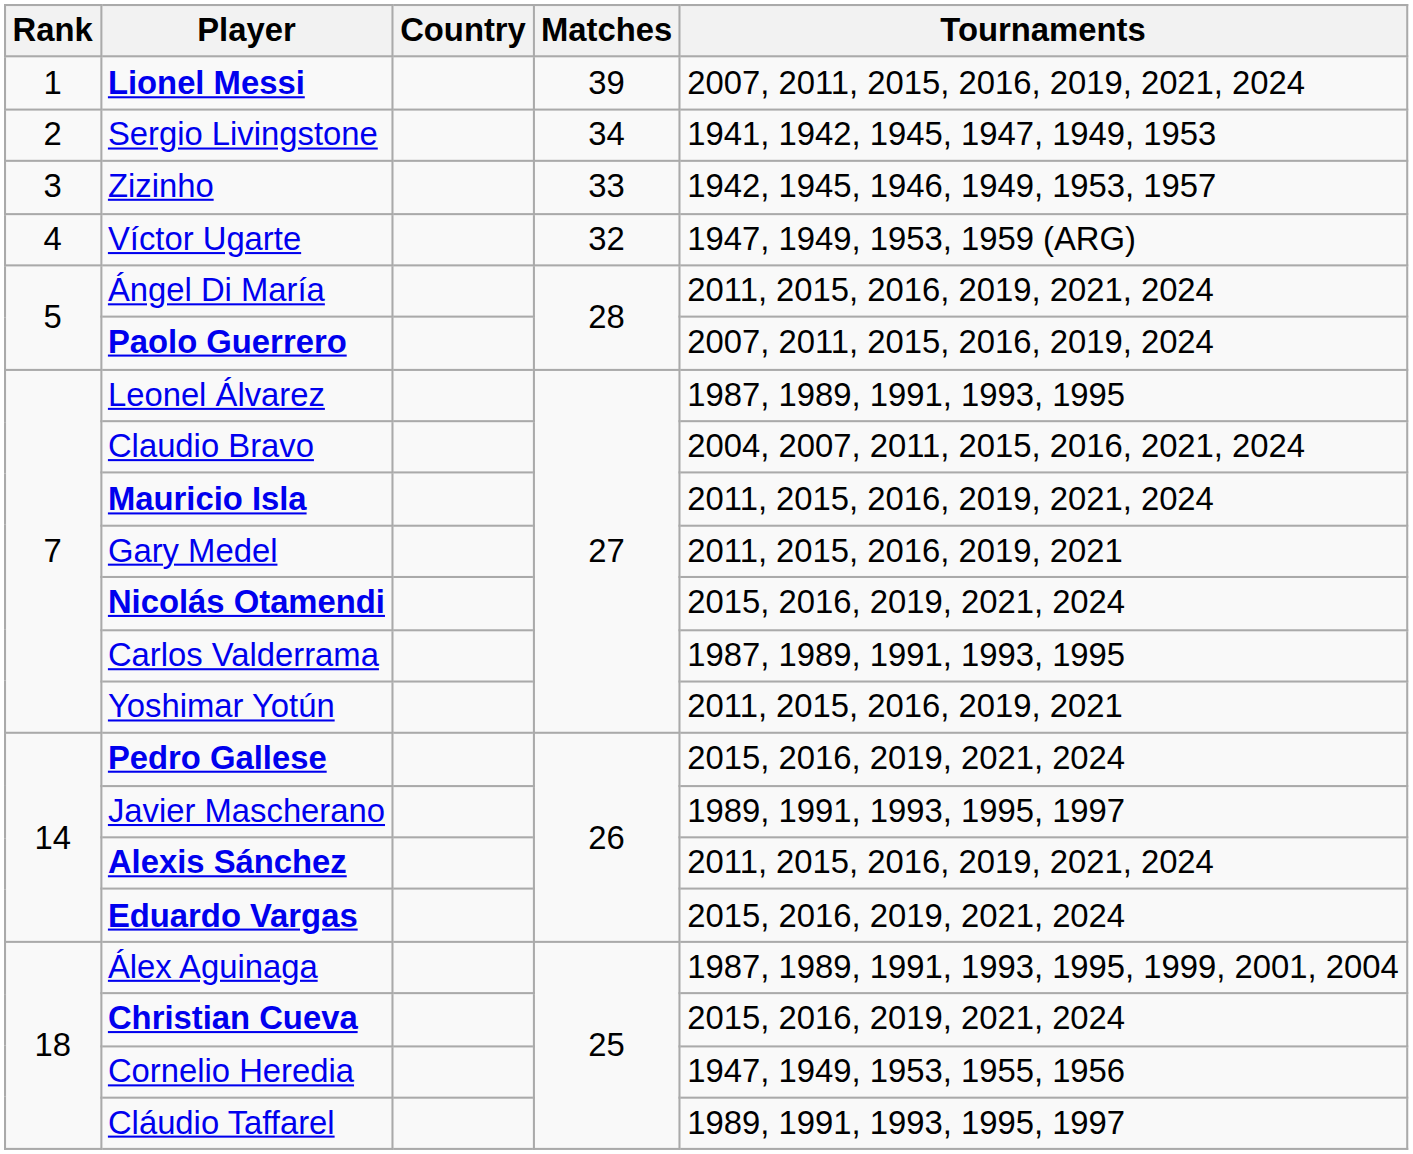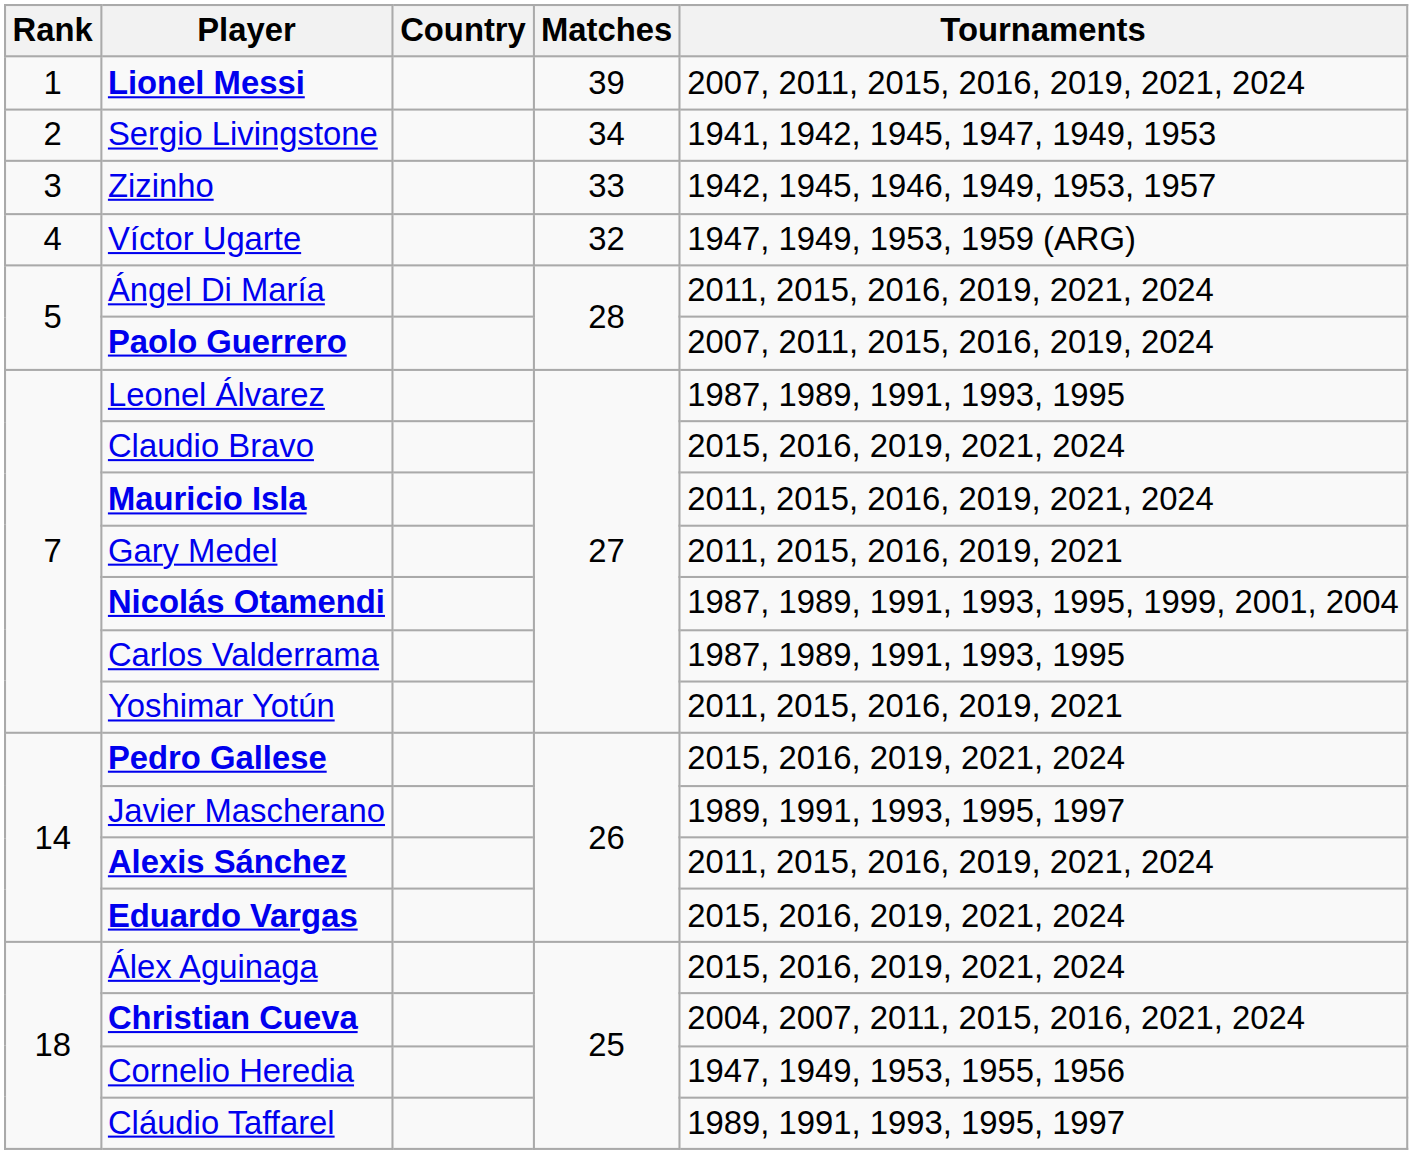(996, 446) 2004, 2007, 2011, 2015, 2016, 2021, 2024 -> (906, 446) 2015, 2016, 2019, 2021, 2024
(906, 602) 2015, 2016, 2019, 2021, 2024 -> (1043, 602) 1987, 1989, 1991, 1993, 1995, 1999, 2001, 2004
(1043, 966) 1987, 1989, 1991, 1993, 1995, 1999, 2001, 2004 -> (906, 966) 2015, 2016, 2019, 2021, 2024
(906, 1018) 2015, 2016, 2019, 2021, 2024 -> (996, 1018) 2004, 2007, 2011, 2015, 2016, 2021, 2024
